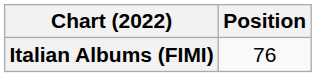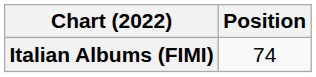(265, 54) 76 -> (265, 54) 74
